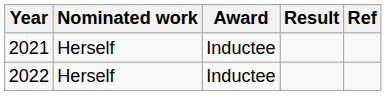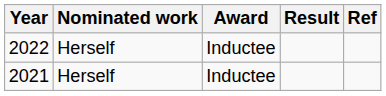rows swapped: (29, 47) <-> (29, 76)
